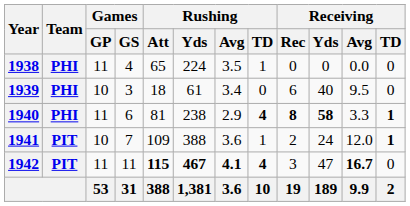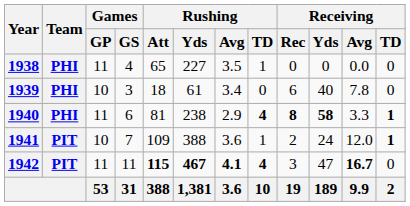(194, 66) 224 -> (194, 66) 227
(359, 90) 9.5 -> (359, 90) 7.8
